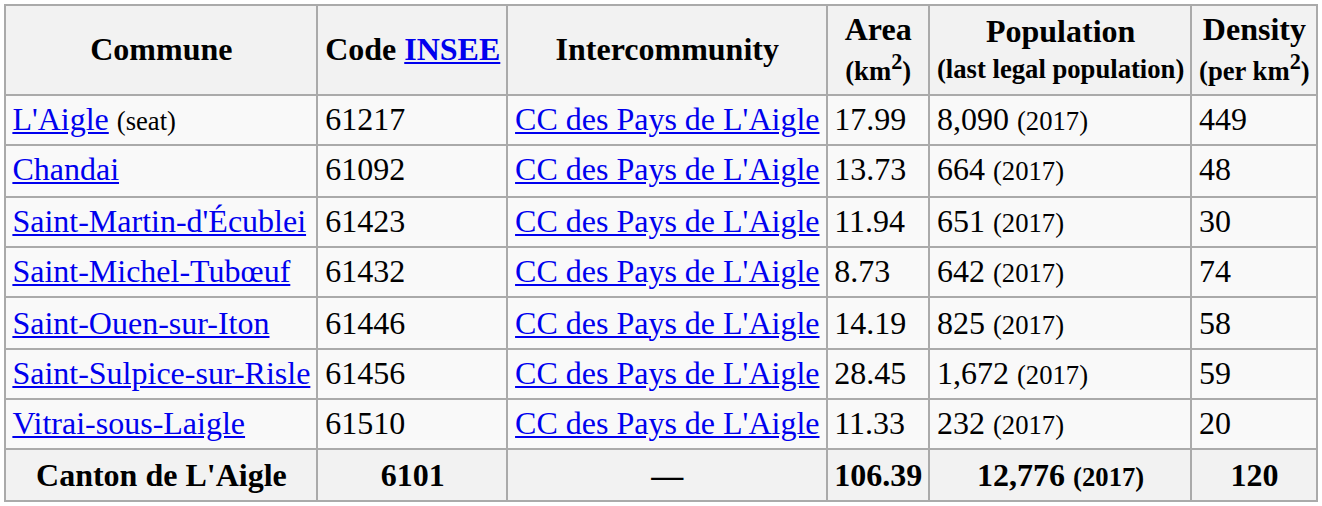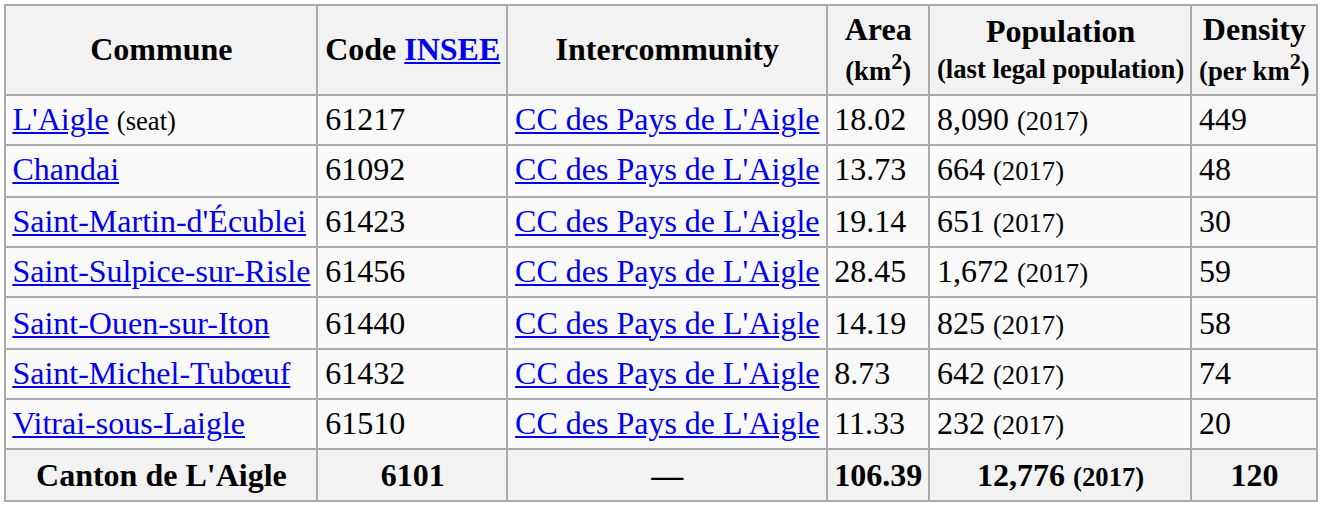(870, 119) 17.99 -> (870, 119) 18.02
(870, 220) 11.94 -> (870, 220) 19.14
rows swapped: (151, 271) <-> (161, 373)
(365, 322) 61446 -> (365, 322) 61440
